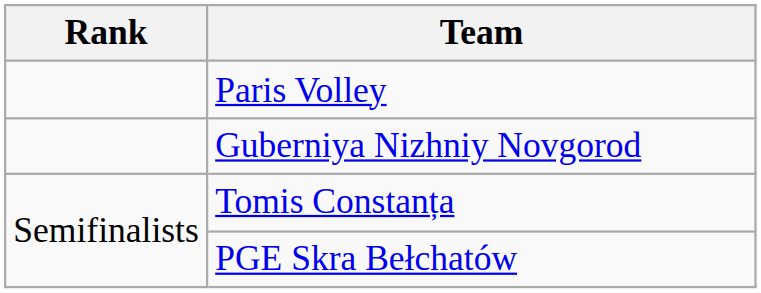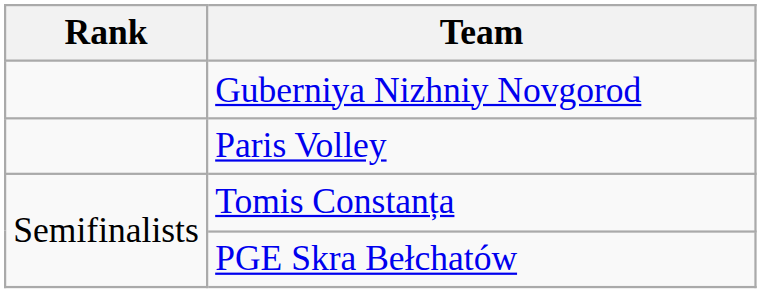rows swapped: (301, 88) <-> (428, 145)
